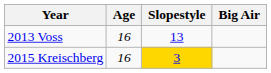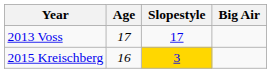(124, 36) 16 -> (124, 36) 17
(177, 36) 13 -> (177, 36) 17
